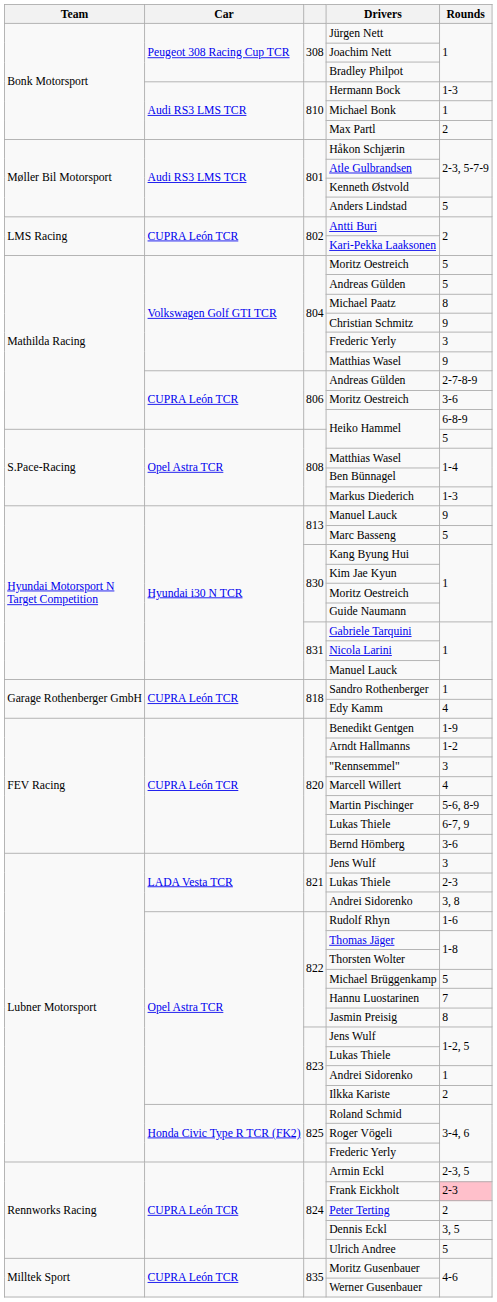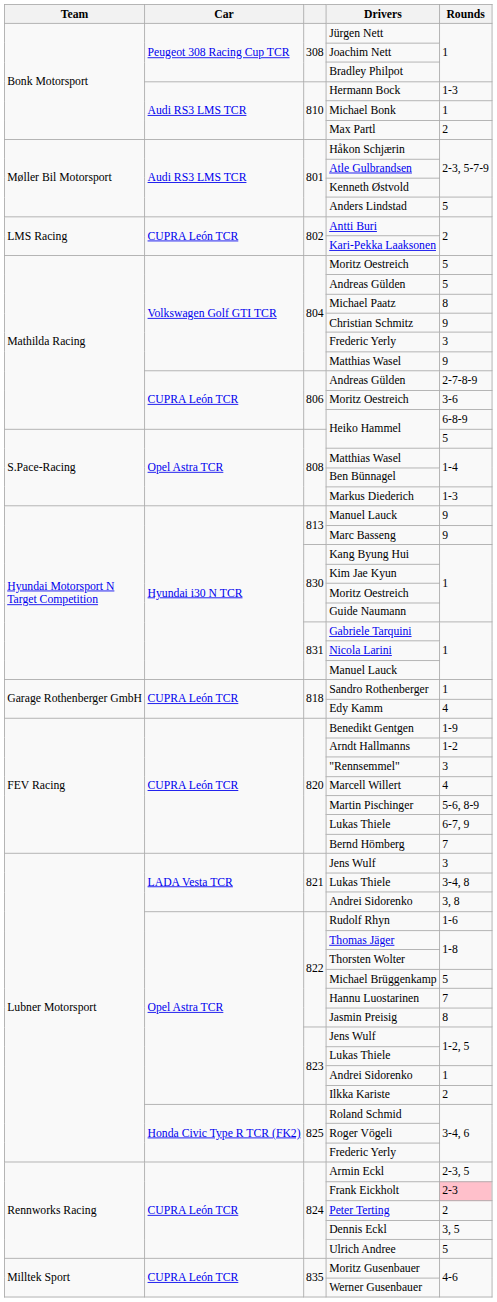(445, 534) 5 -> (445, 534) 9
(450, 843) 3-6 -> (445, 843) 7
(450, 882) 2-3 -> (456, 882) 3-4, 8
